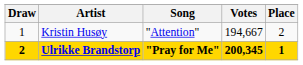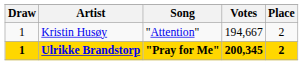(22, 50) 2 -> (22, 50) 1
(281, 50) 1 -> (281, 50) 2
